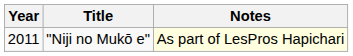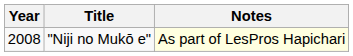(24, 39) 2011 -> (24, 39) 2008
